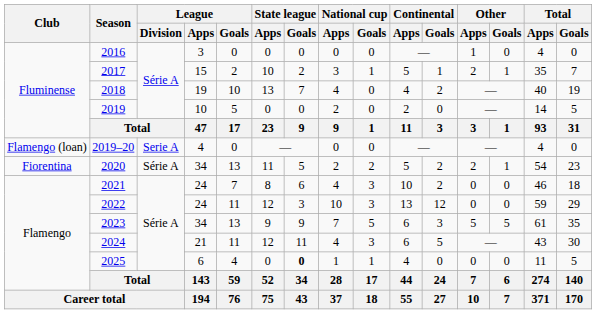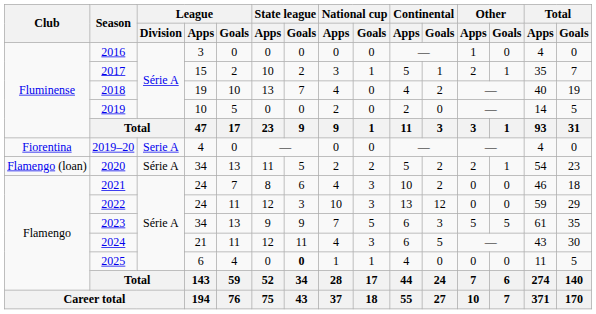(47, 147) Flamengo (loan) -> (47, 147) Fiorentina
(47, 166) Fiorentina -> (47, 166) Flamengo (loan)
